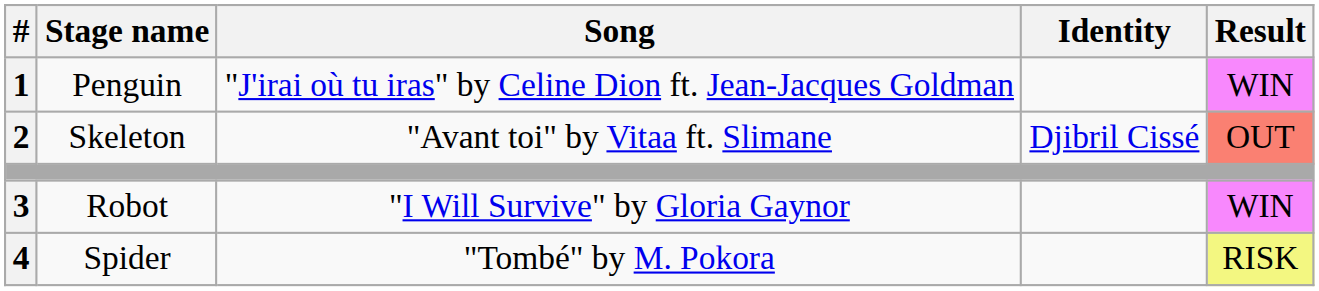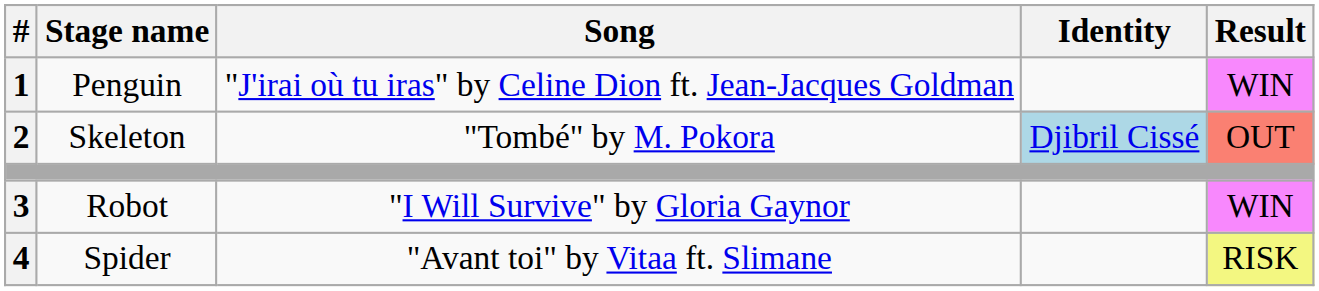(619, 137) "Avant toi" by Vitaa ft. Slimane -> (619, 137) "Tombé" by M. Pokora
(1114, 137) no background -> (1114, 137) lightblue background
(619, 258) "Tombé" by M. Pokora -> (619, 258) "Avant toi" by Vitaa ft. Slimane
